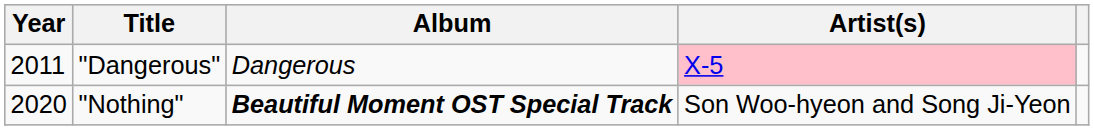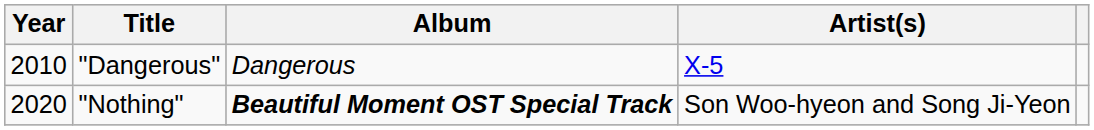(38, 64) 2011 -> (39, 64) 2010
(704, 64) pink background -> (704, 64) no background
